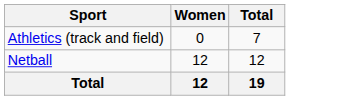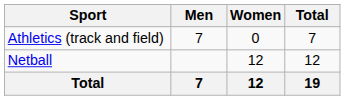+ column: (199, 15)
